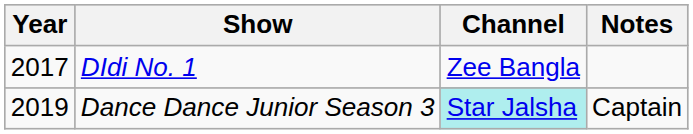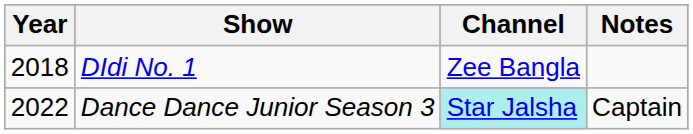(40, 66) 2017 -> (40, 66) 2018
(40, 107) 2019 -> (40, 107) 2022
